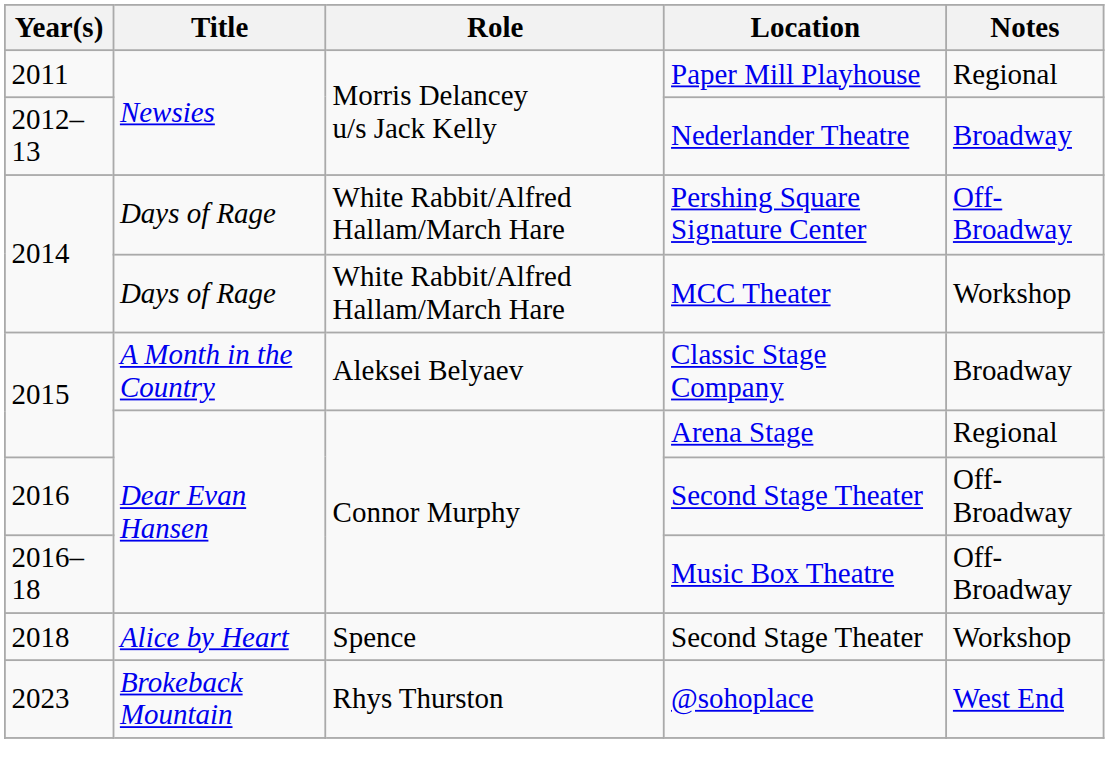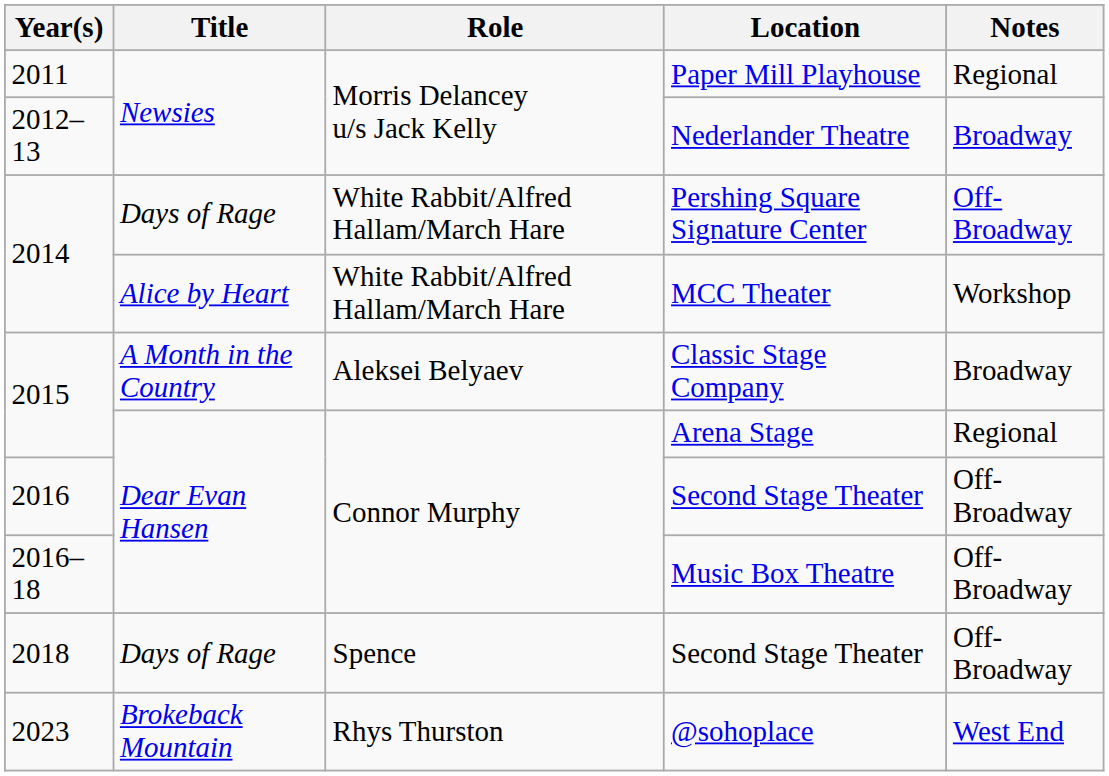(198, 292) Days of Rage -> (204, 292) Alice by Heart
(204, 636) Alice by Heart -> (198, 652) Days of Rage
(1012, 636) Workshop -> (1012, 652) Off-Broadway
